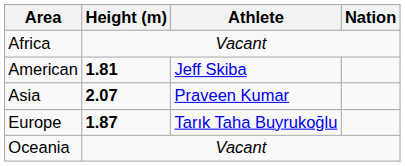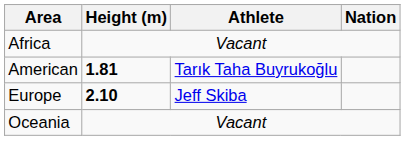(211, 69) Jeff Skiba -> (256, 69) Tarık Taha Buyrukoğlu
- row: (24, 95)
(102, 122) 1.87 -> (102, 95) 2.10
(256, 122) Tarık Taha Buyrukoğlu -> (211, 95) Jeff Skiba
